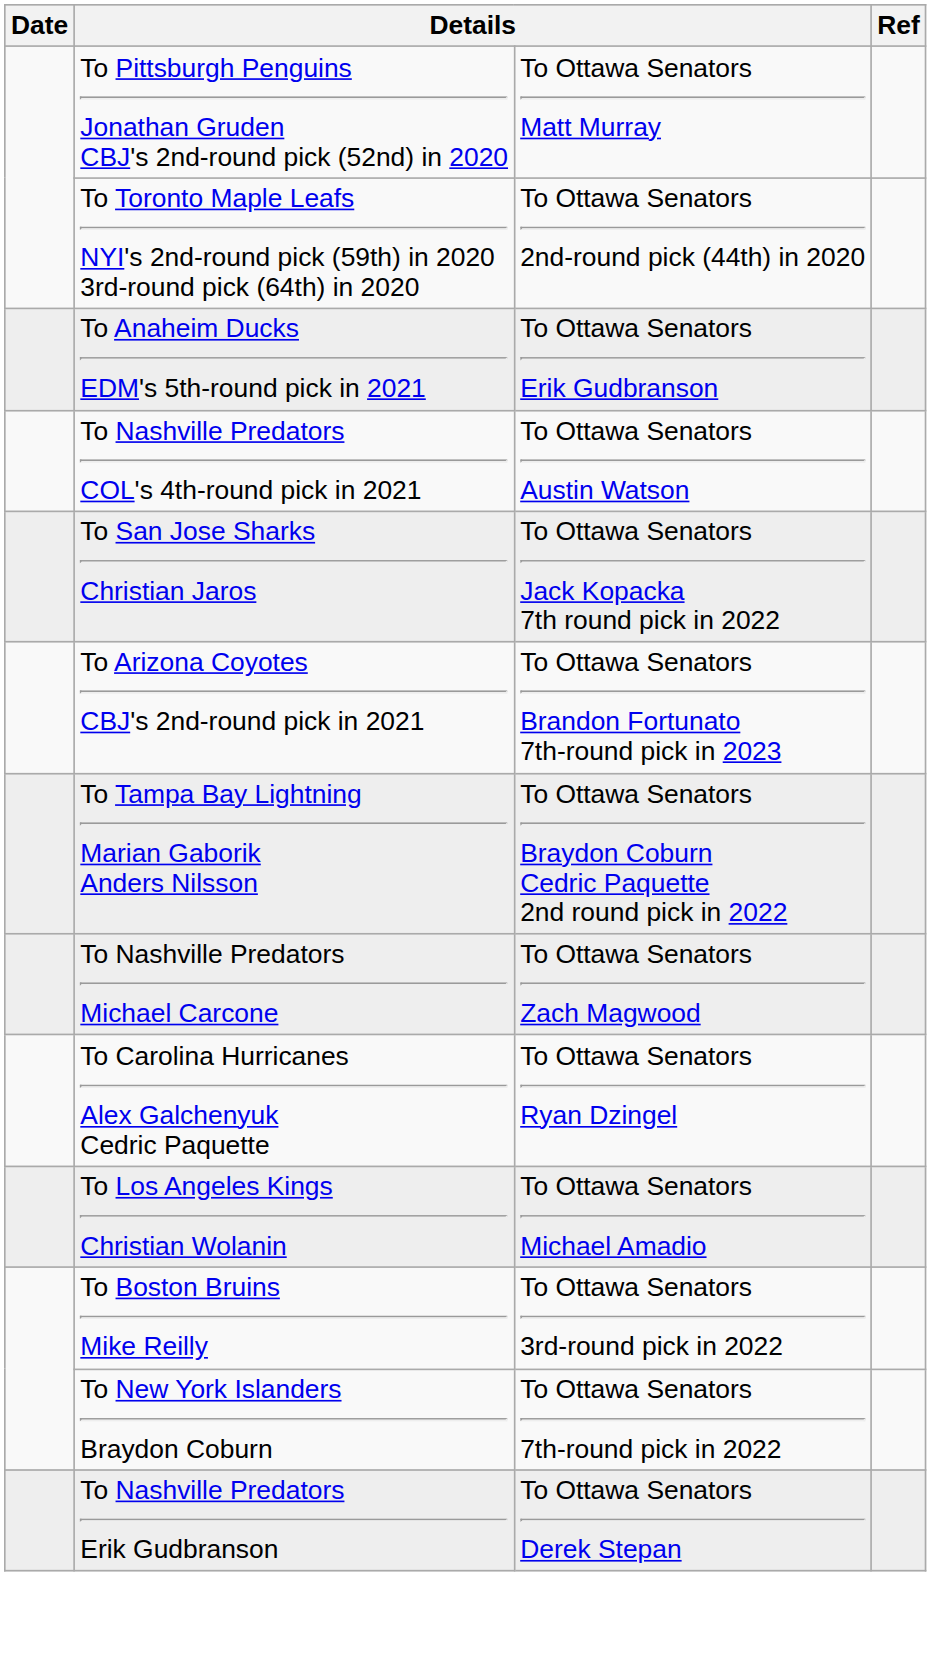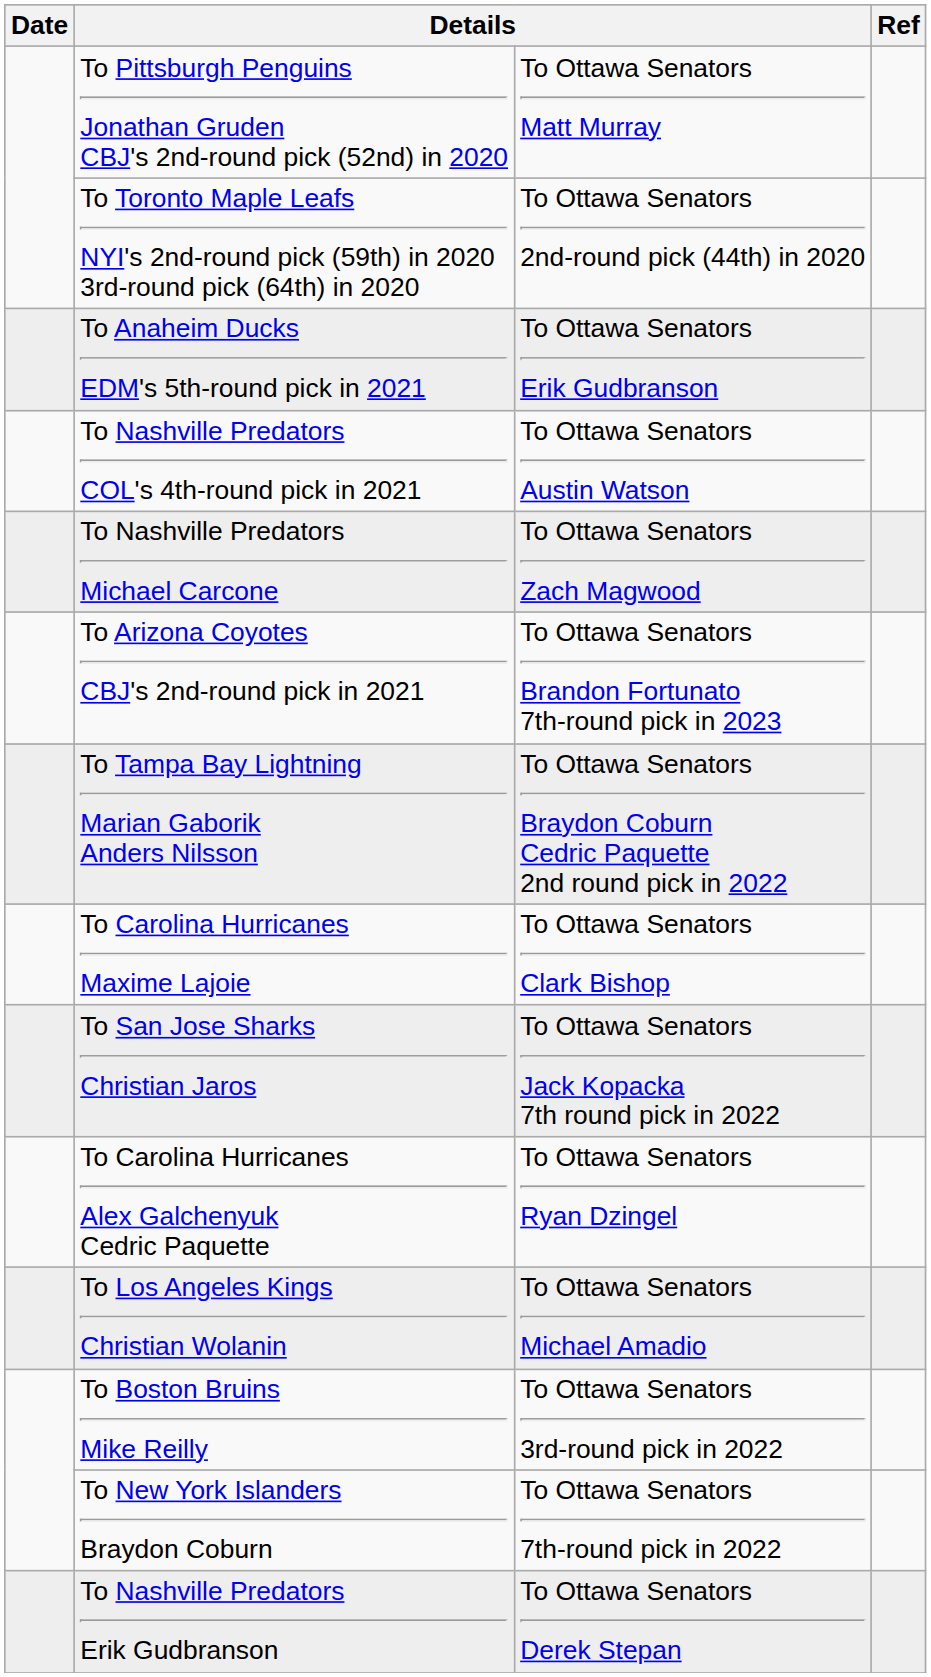rows swapped: (294, 984) <-> (294, 561)
+ row: (294, 954)
